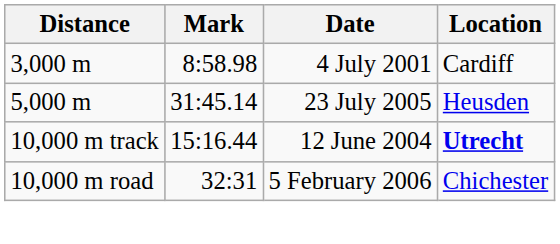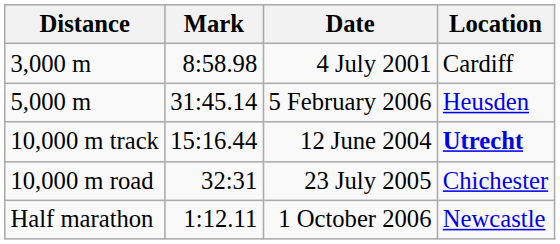(368, 102) 23 July 2005 -> (350, 102) 5 February 2006
(350, 180) 5 February 2006 -> (368, 180) 23 July 2005
+ row: (82, 219)
